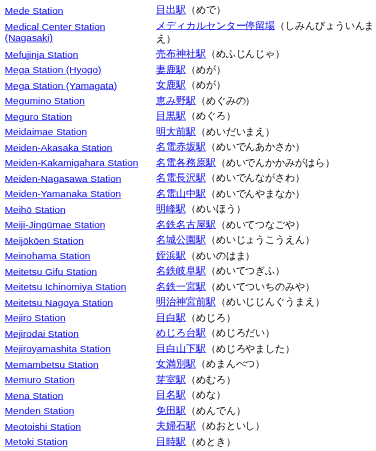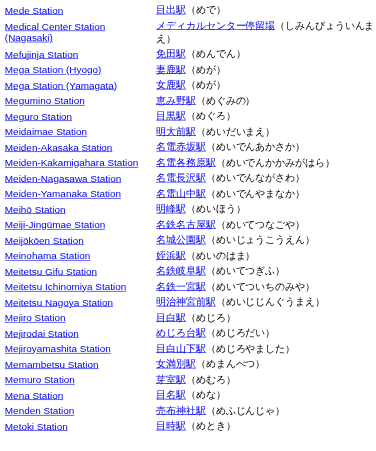(221, 54) 売布神社駅（めふじんじゃ） -> (201, 54) 免田駅（めんでん）
(201, 410) 免田駅（めんでん） -> (221, 410) 売布神社駅（めふじんじゃ）
- row: (43, 426)
